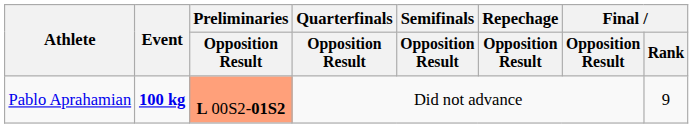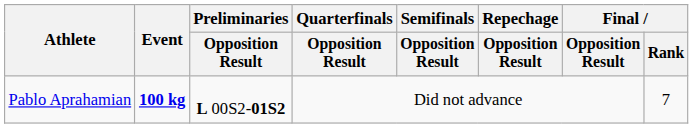(241, 109) lightsalmon background -> (241, 109) no background
(666, 99) 9 -> (666, 99) 7
